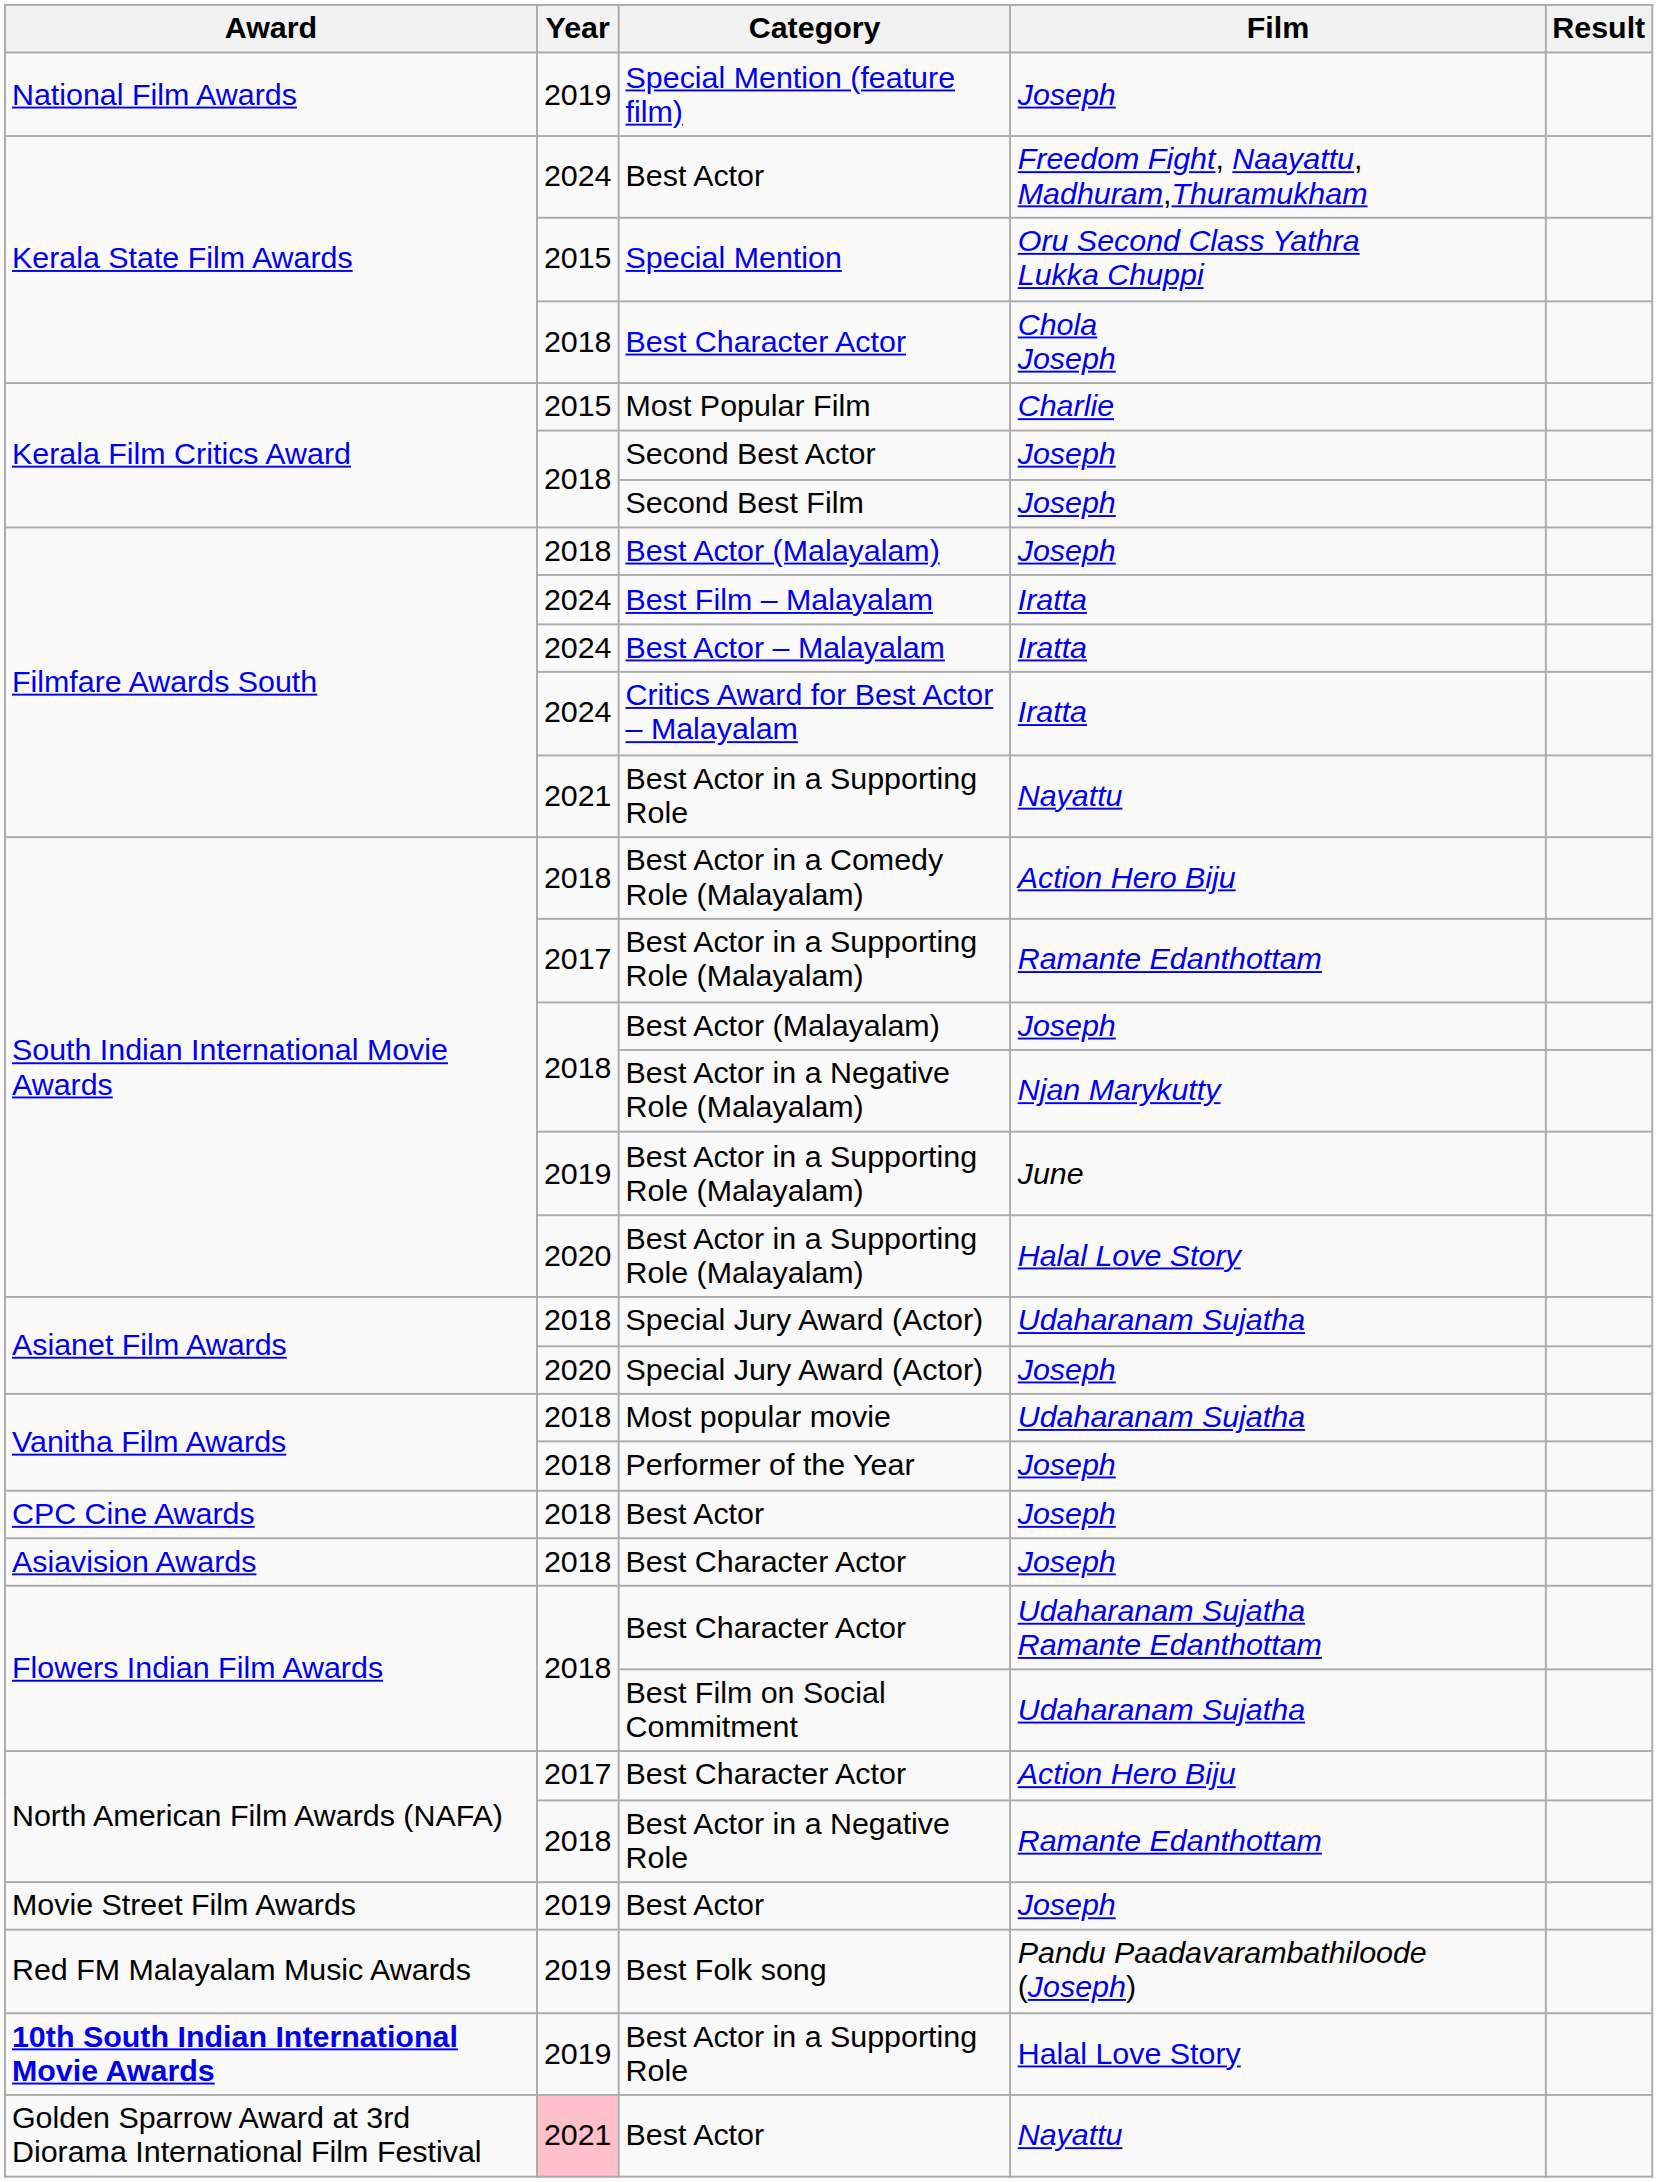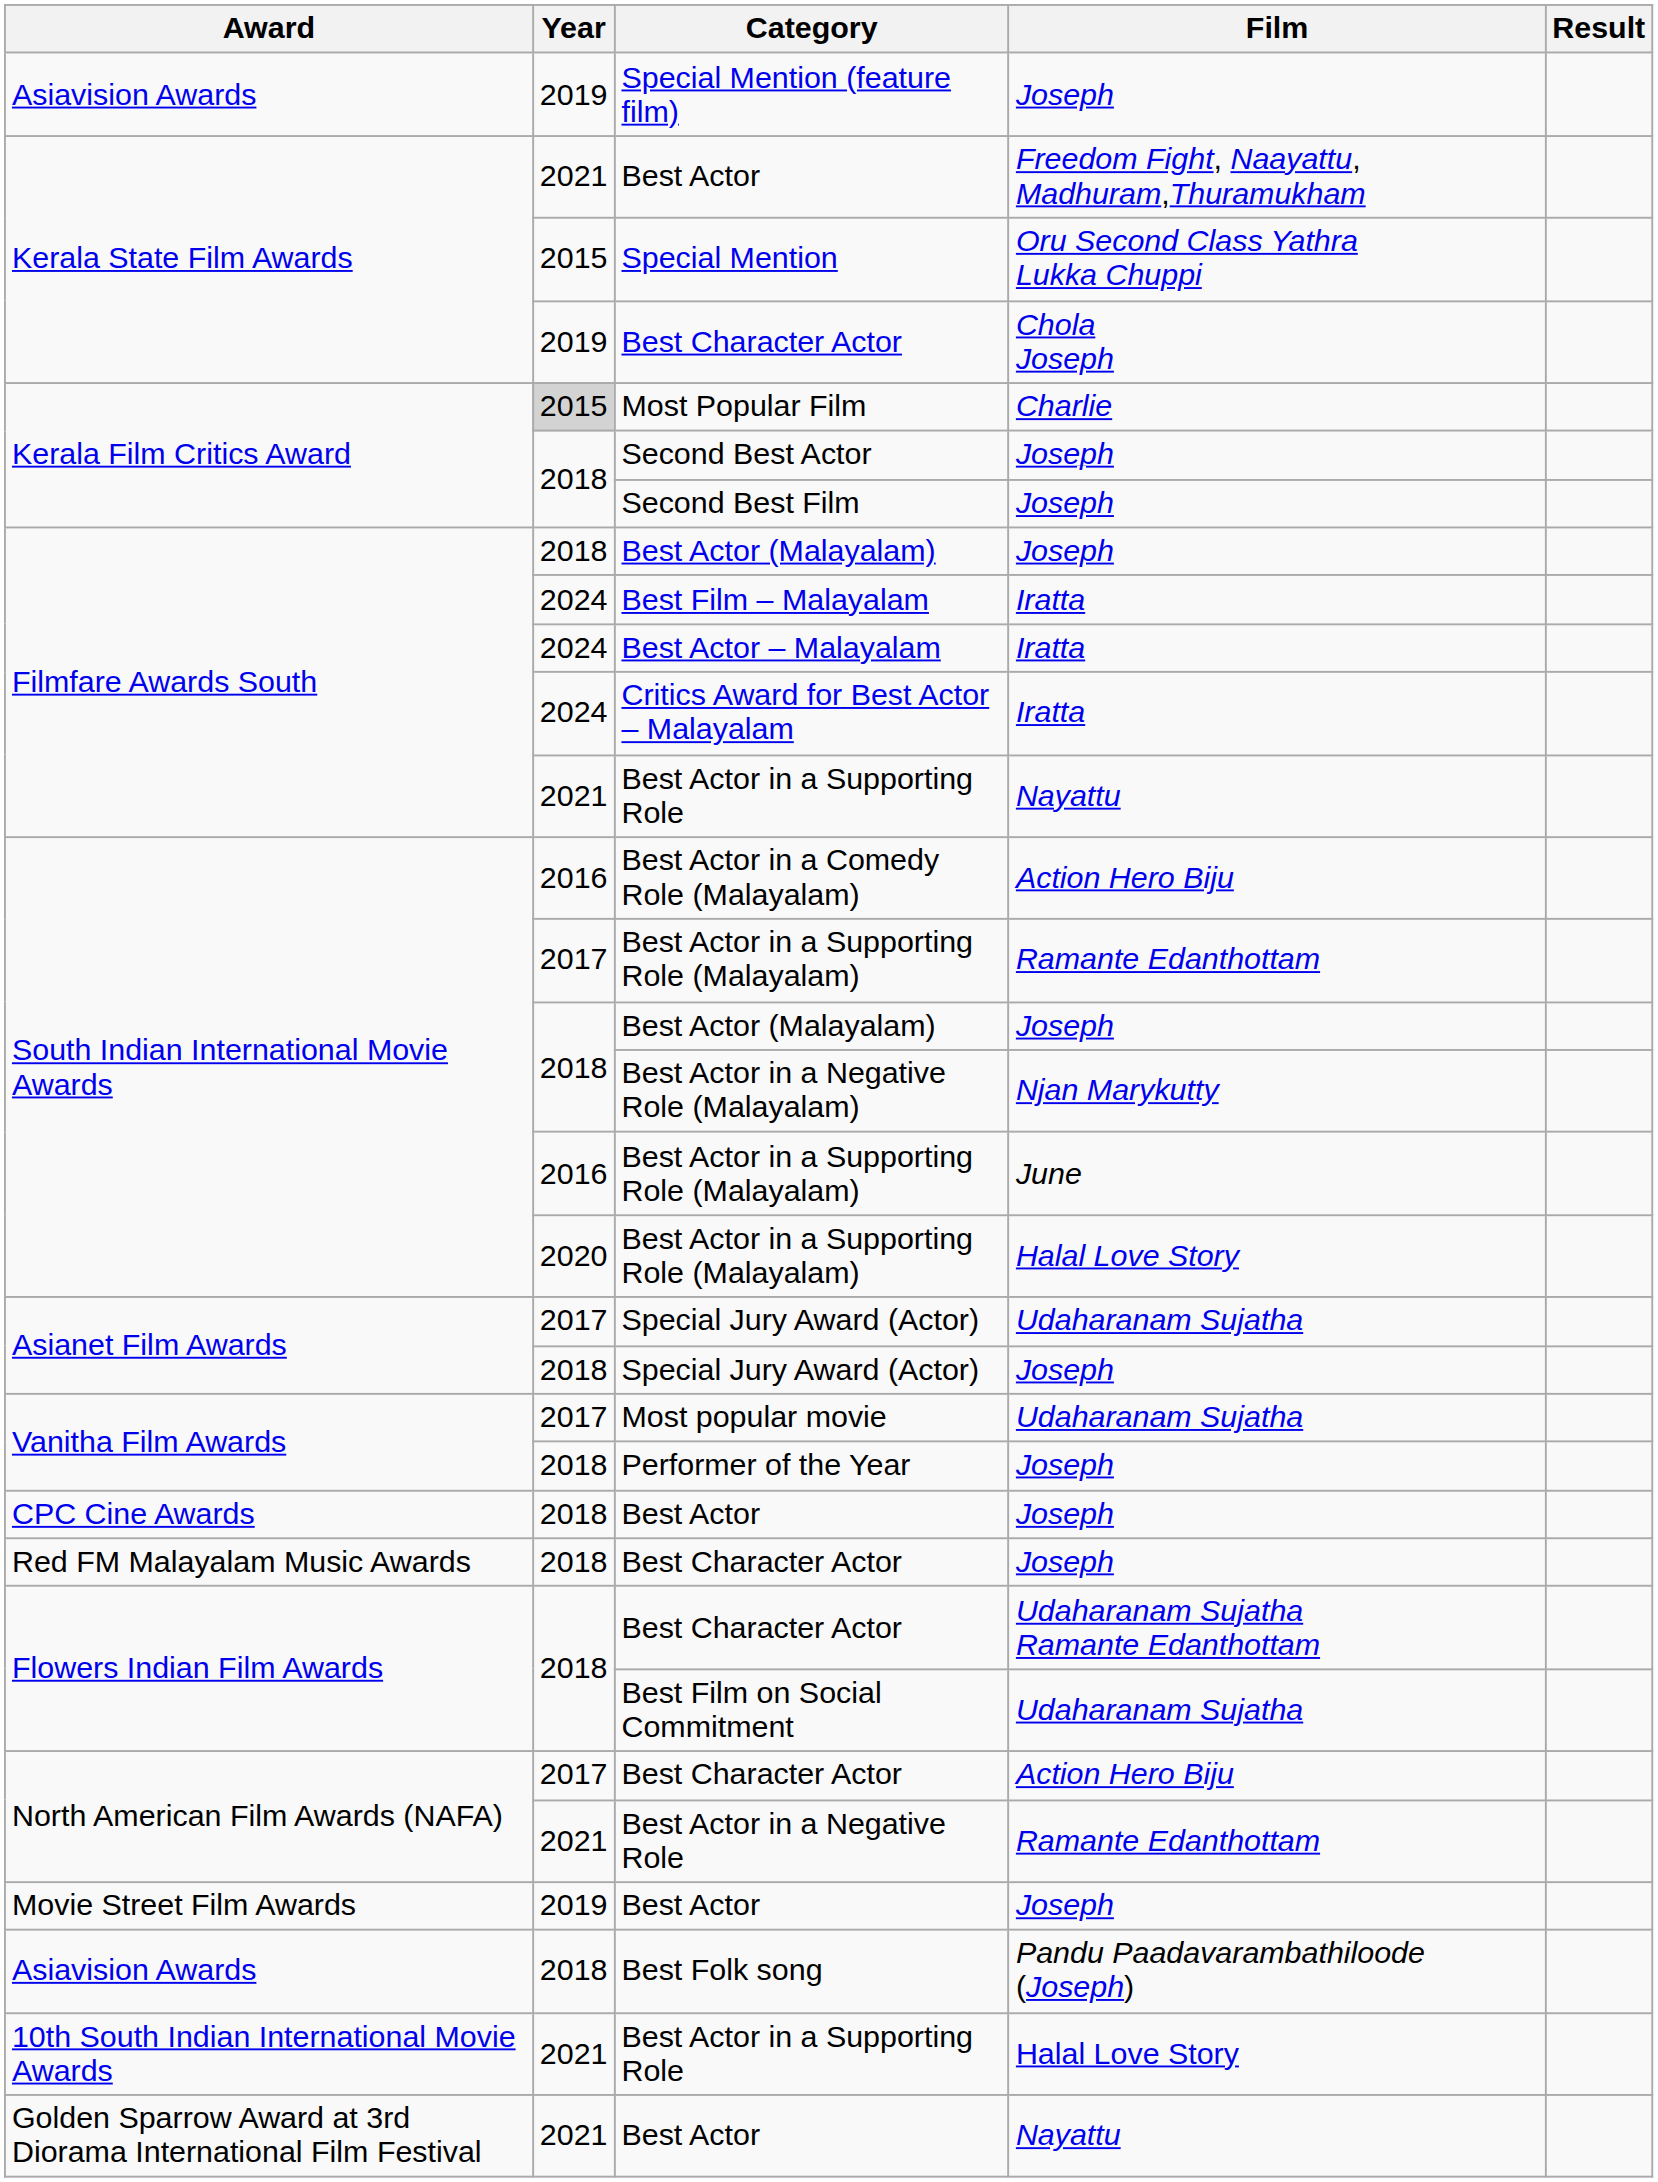(154, 93) National Film Awards -> (134, 93) Asiavision Awards
(578, 176) 2024 -> (574, 176) 2021
(578, 341) 2018 -> (574, 341) 2019
(578, 406) no background -> (574, 406) lightgrey background
(578, 877) 2018 -> (574, 877) 2016
(578, 1173) 2019 -> (574, 1173) 2016
(578, 1320) 2018 -> (574, 1320) 2017
(578, 1369) 2020 -> (574, 1369) 2018
(578, 1417) 2018 -> (574, 1417) 2017
(134, 1561) Asiavision Awards -> (241, 1561) Red FM Malayalam Music Awards
(578, 1840) 2018 -> (574, 1840) 2021
(241, 1970) Red FM Malayalam Music Awards -> (134, 1970) Asiavision Awards
(578, 1970) 2019 -> (574, 1970) 2018
(235, 2053) bold -> (264, 2053) normal
(578, 2053) 2019 -> (574, 2053) 2021
(578, 2135) pink background -> (574, 2135) no background
